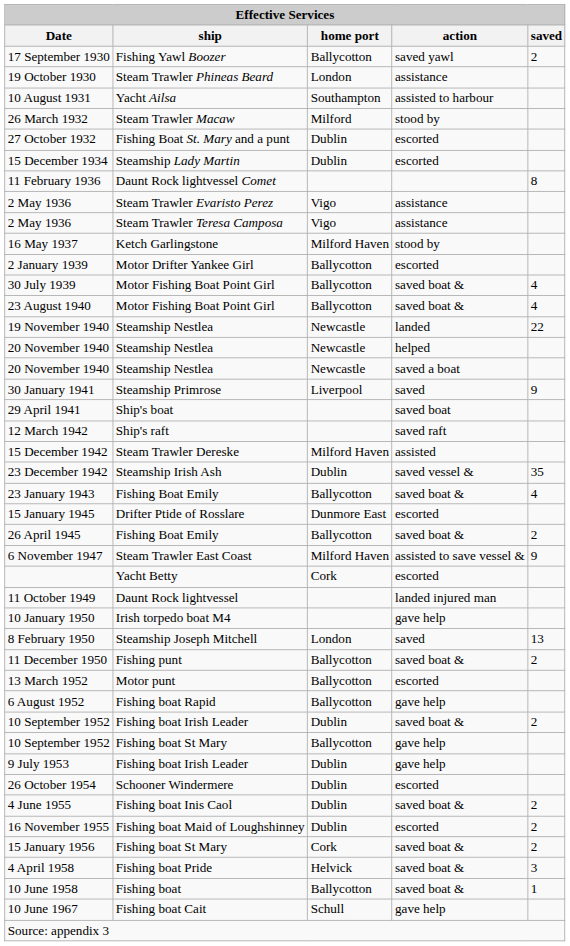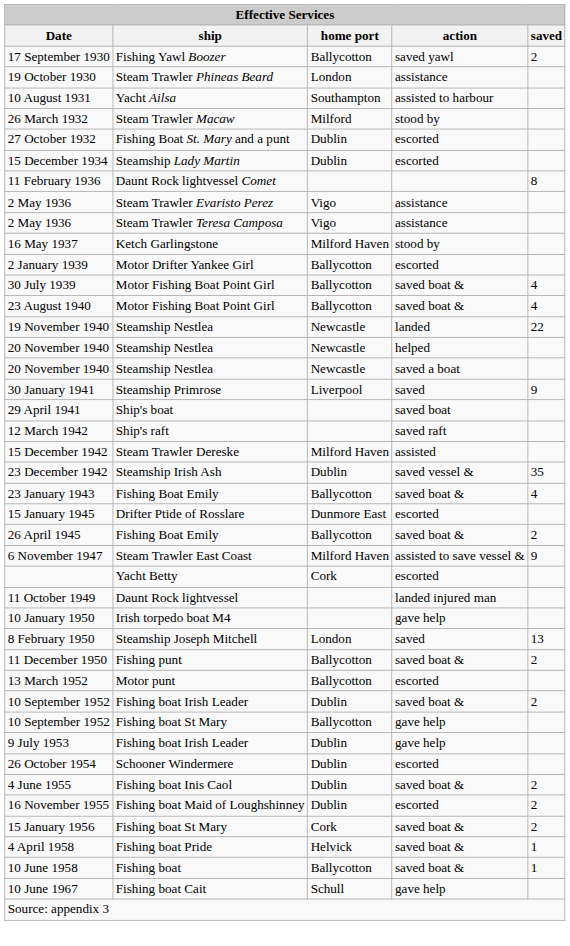- row: (46, 701)
(534, 868) 3 -> (534, 847) 1
